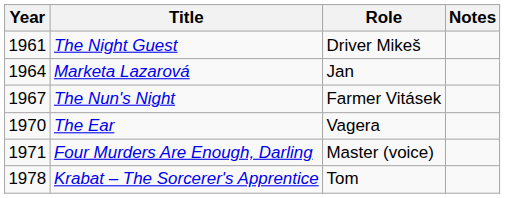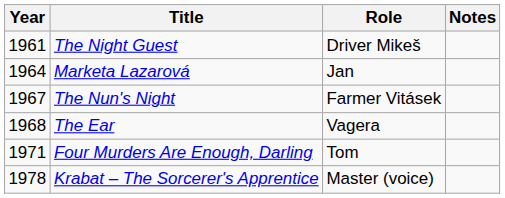(27, 125) 1970 -> (27, 125) 1968
(380, 152) Master (voice) -> (343, 152) Tom
(343, 179) Tom -> (380, 179) Master (voice)
